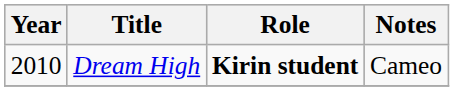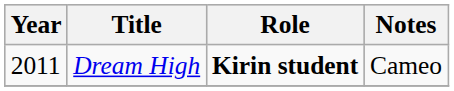(36, 65) 2010 -> (36, 65) 2011
